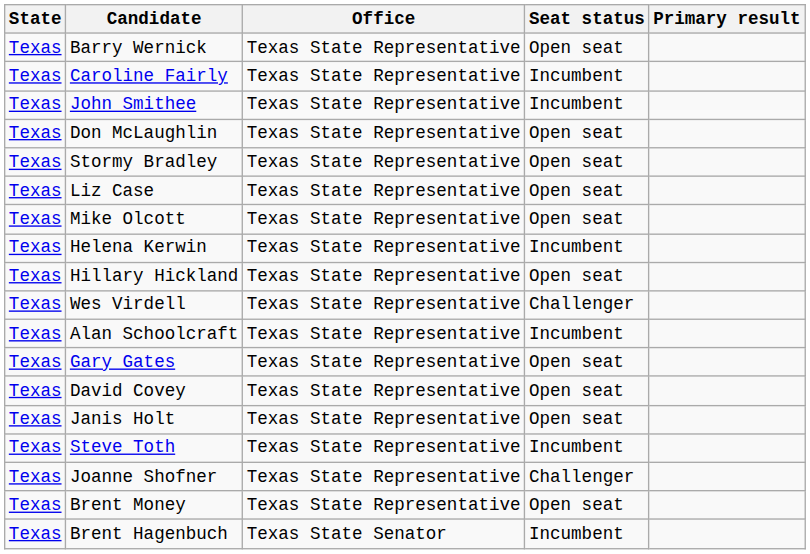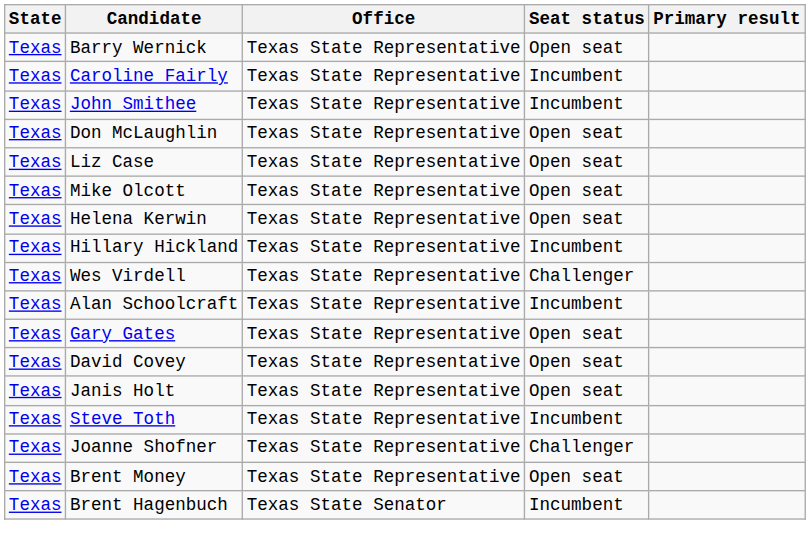- row: (144, 162)
(576, 248) Incumbent -> (576, 219) Open seat
(576, 276) Open seat -> (576, 248) Incumbent
